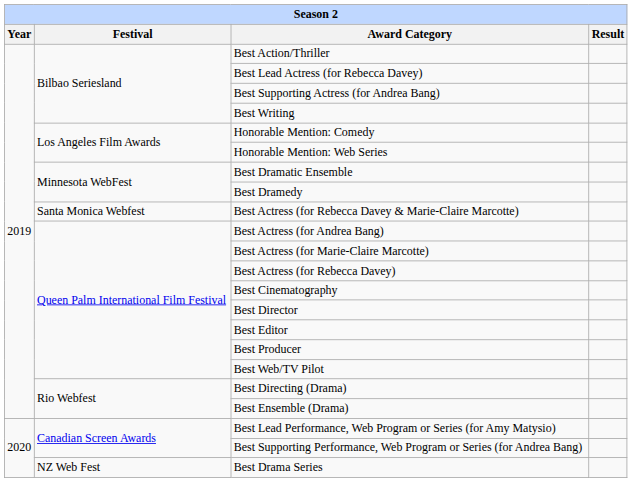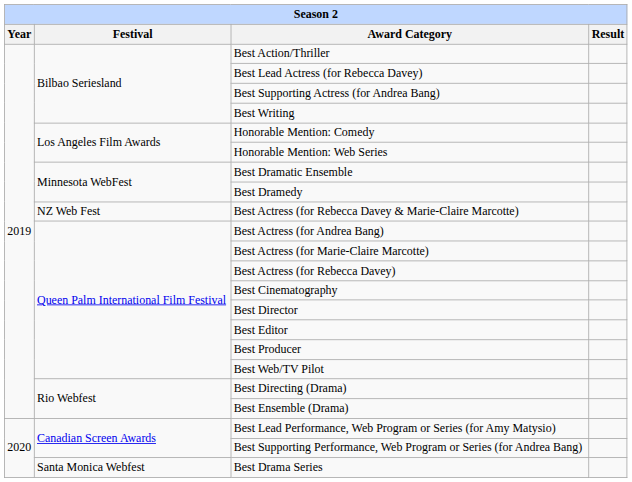(91, 211) Santa Monica Webfest -> (69, 211) NZ Web Fest
(69, 468) NZ Web Fest -> (91, 468) Santa Monica Webfest
